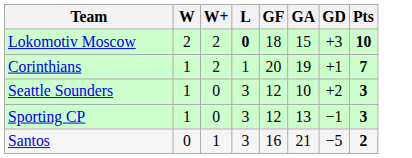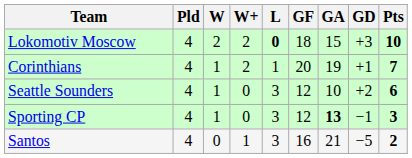+ column: (188, 16)
(363, 91) 3 -> (393, 91) 6
(303, 116) normal -> (333, 116) bold
